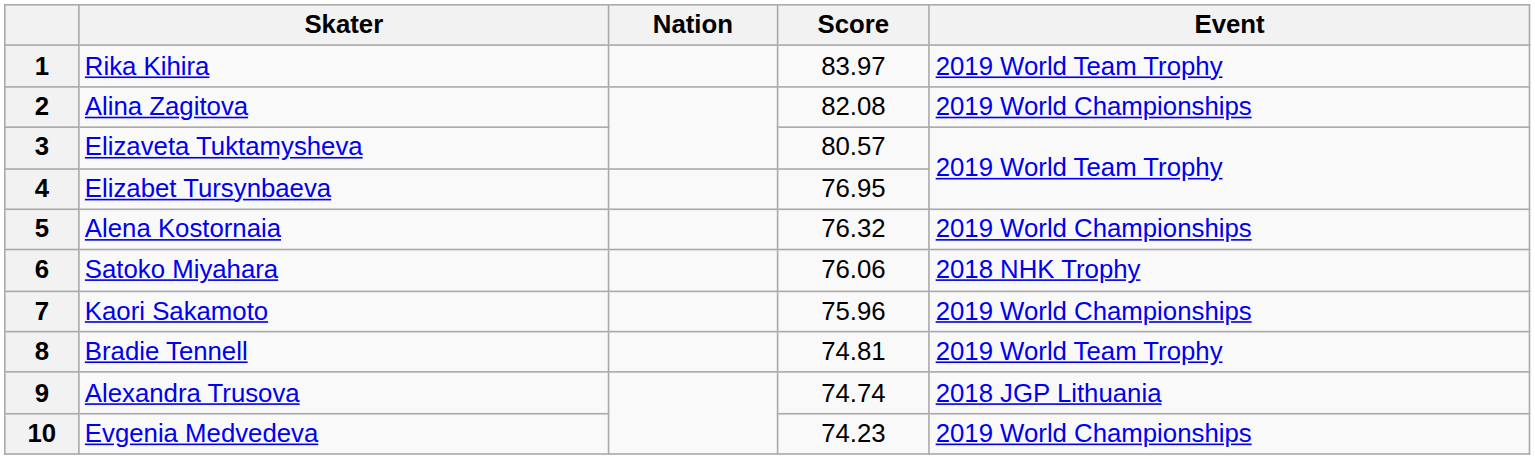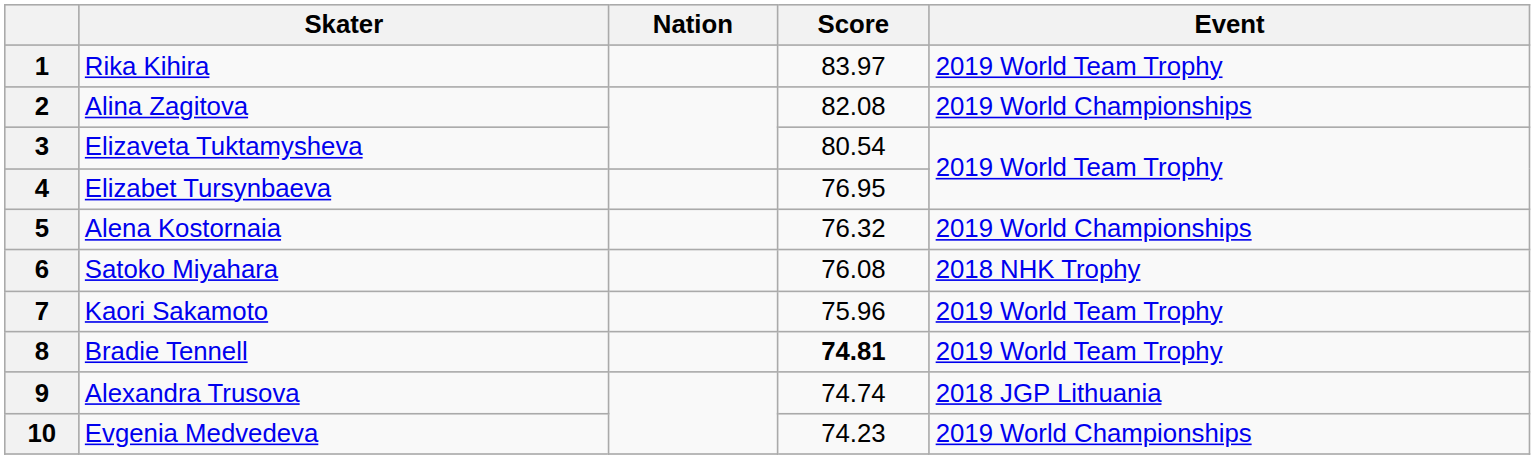(853, 147) 80.57 -> (853, 147) 80.54
(853, 270) 76.06 -> (853, 270) 76.08
(1094, 310) 2019 World Championships -> (1079, 310) 2019 World Team Trophy
(853, 351) normal -> (853, 351) bold
